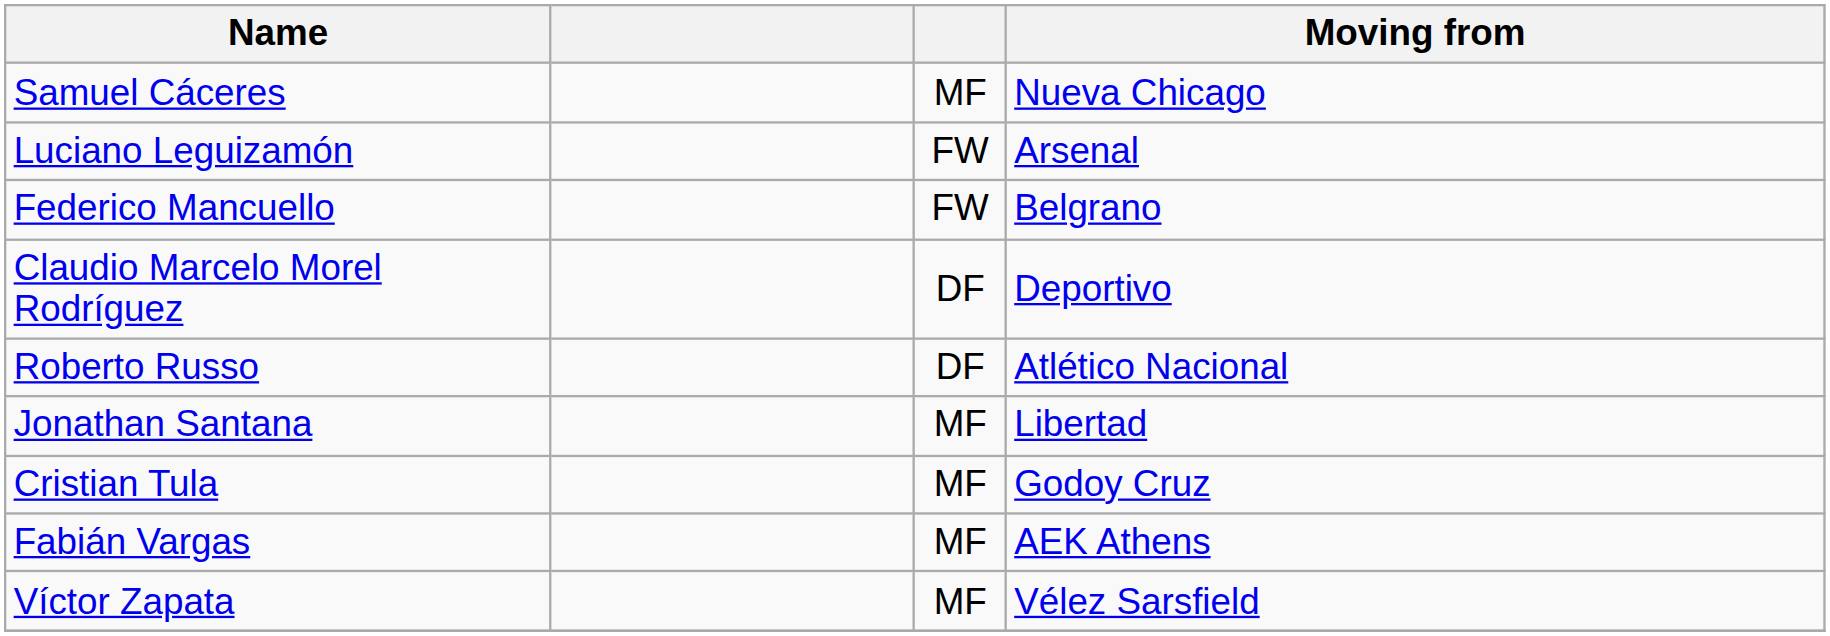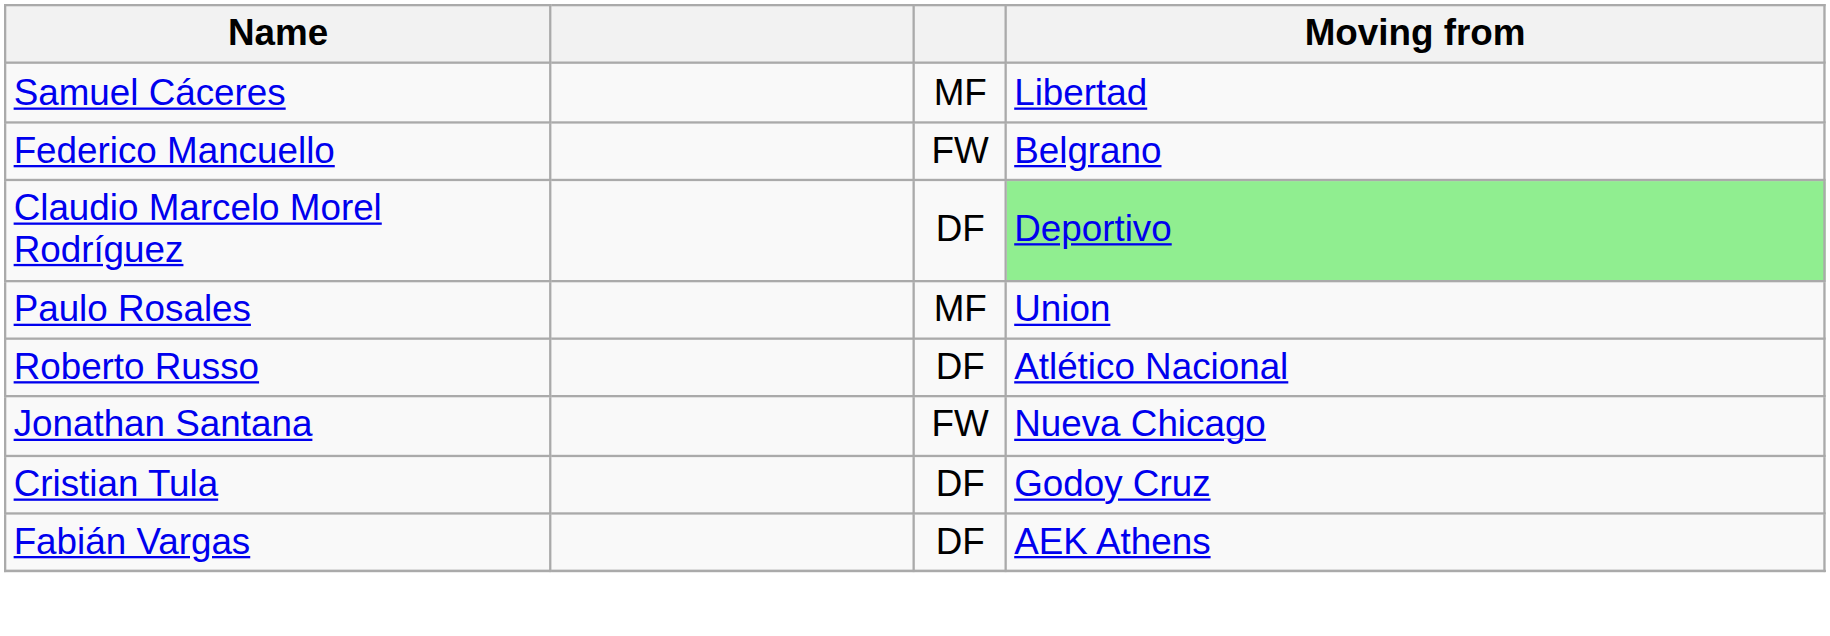(1140, 92) Nueva Chicago -> (1081, 92) Libertad
- row: (183, 150)
(1093, 287) no background -> (1093, 229) lightgreen background
+ row: (132, 308)
(960, 425) MF -> (960, 425) FW
(1081, 425) Libertad -> (1140, 425) Nueva Chicago
(960, 483) MF -> (960, 483) DF
(960, 541) MF -> (960, 541) DF
- row: (124, 600)
